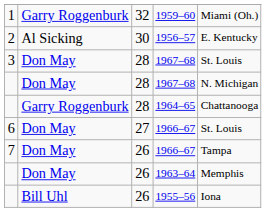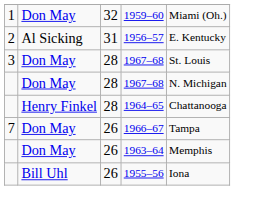(75, 15) Garry Roggenburk -> (49, 15) Don May
(142, 38) 30 -> (111, 38) 31
(75, 106) Garry Roggenburk -> (59, 106) Henry Finkel
- row: (11, 128)
